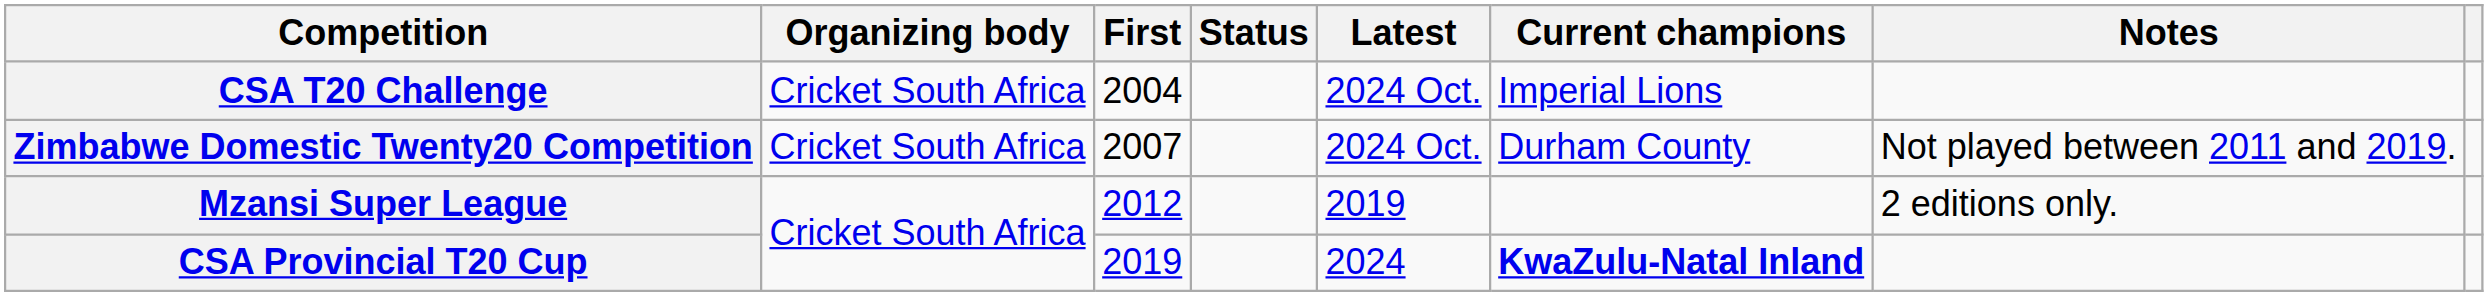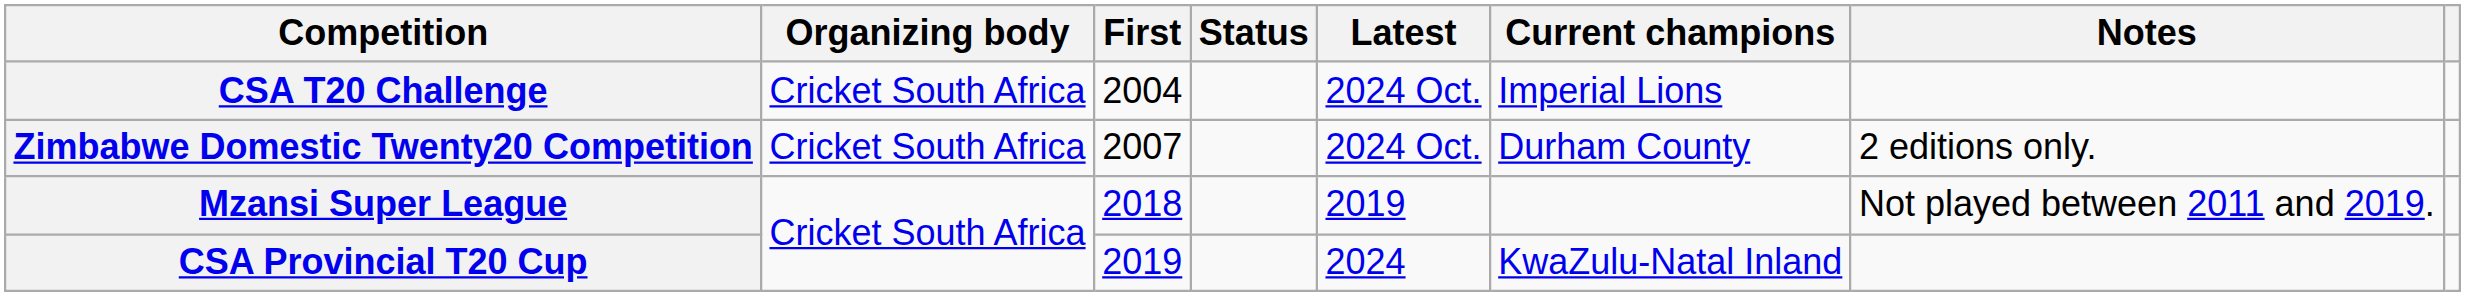(2169, 147) Not played between 2011 and 2019. -> (1978, 147) 2 editions only.
(1142, 204) 2012 -> (1142, 204) 2018
(2000, 204) 2 editions only. -> (2147, 204) Not played between 2011 and 2019.
(1681, 261) bold -> (1670, 261) normal
